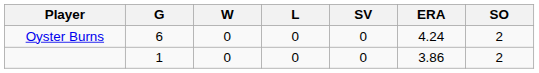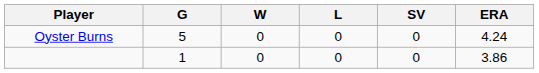- column: (499, 15)
(159, 36) 6 -> (182, 36) 5
